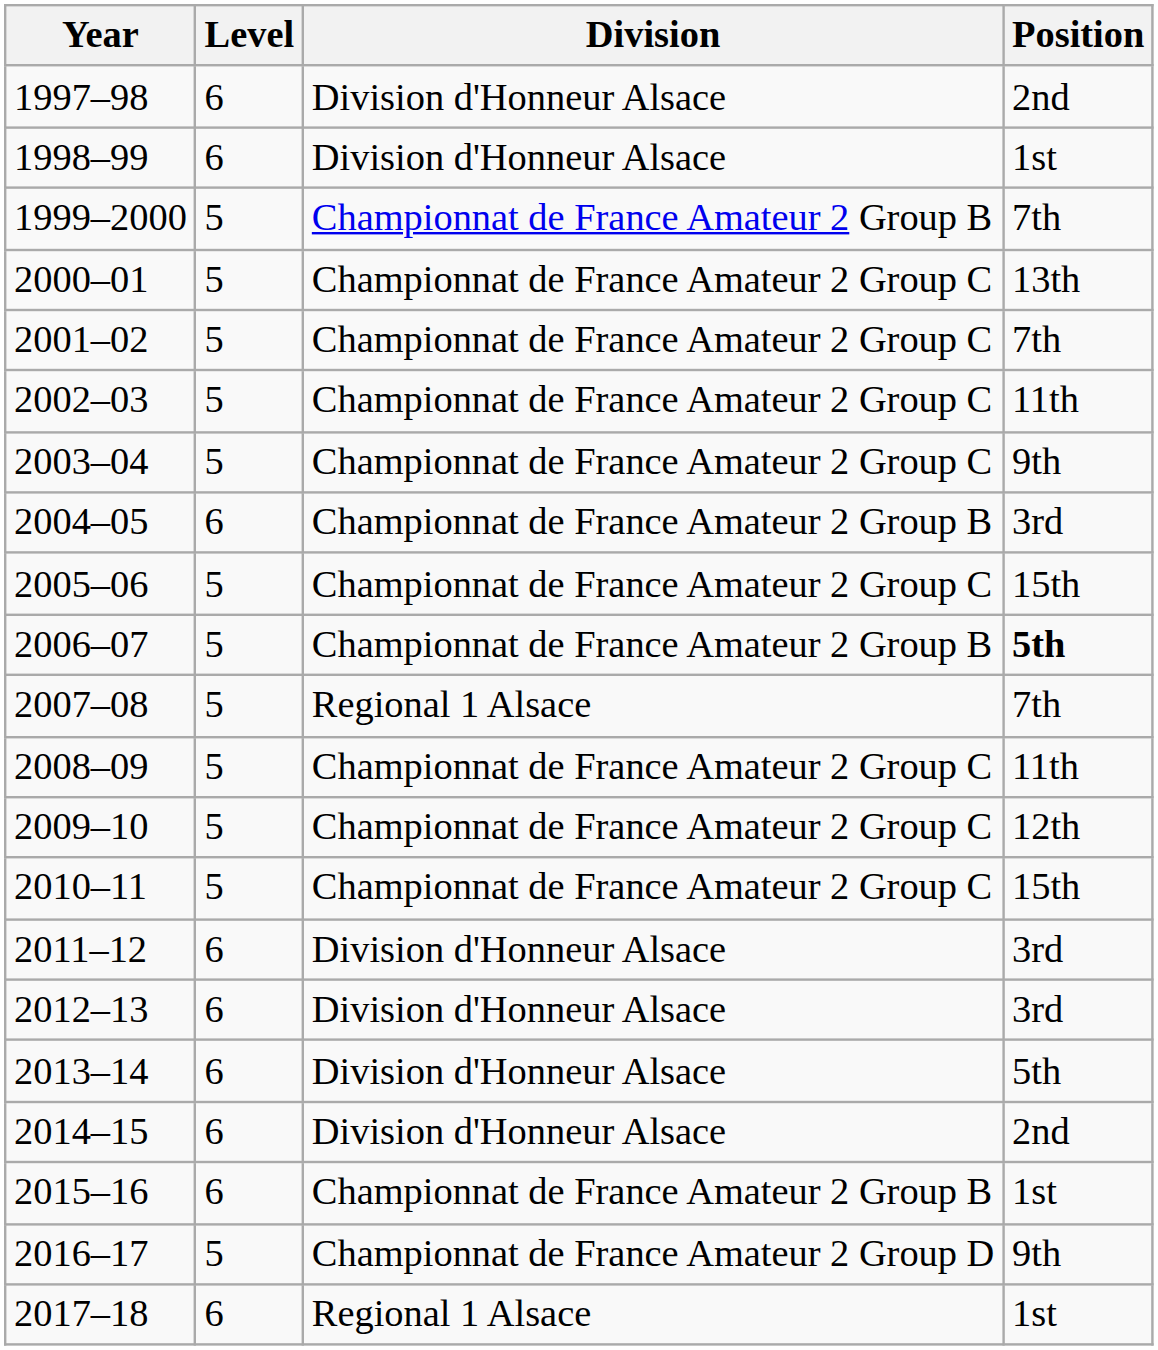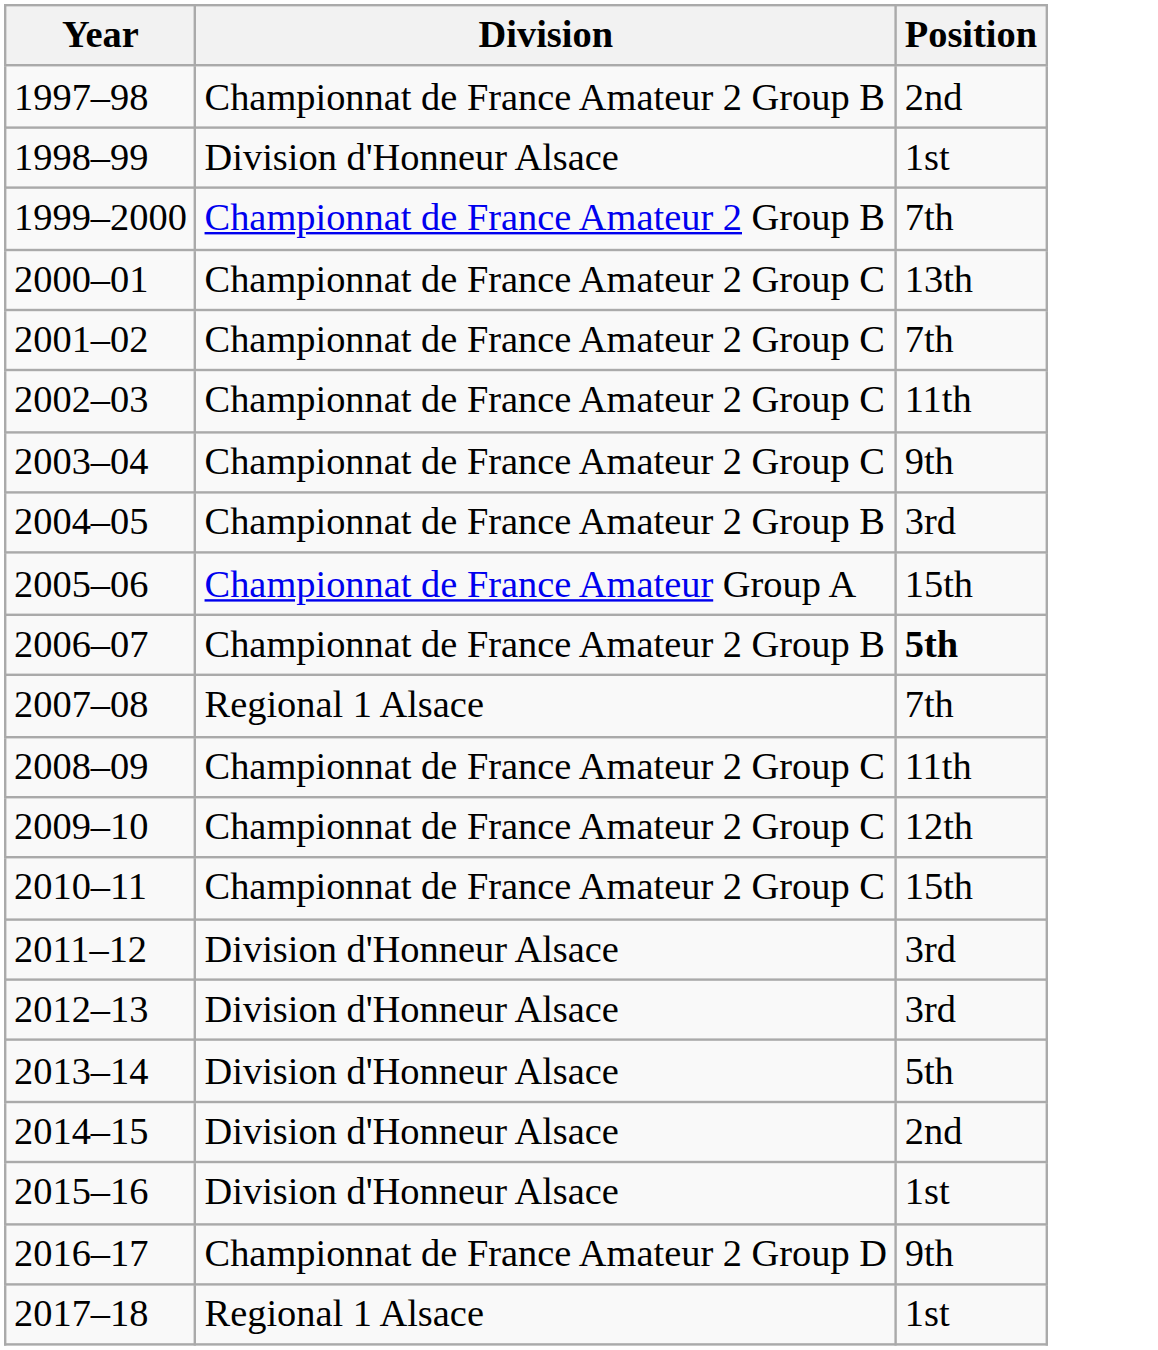- column: (249, 34)
(519, 95) Division d'Honneur Alsace -> (545, 95) Championnat de France Amateur 2 Group B
(652, 583) Championnat de France Amateur 2 Group C -> (530, 583) Championnat de France Amateur Group A
(652, 1192) Championnat de France Amateur 2 Group B -> (412, 1192) Division d'Honneur Alsace
